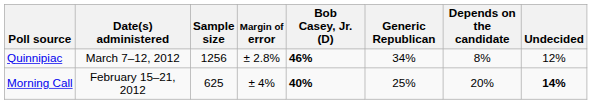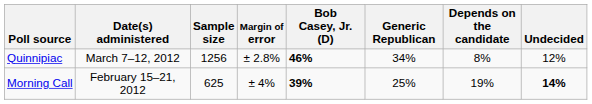(301, 83) 40% -> (301, 83) 39%
(482, 83) 20% -> (482, 83) 19%
